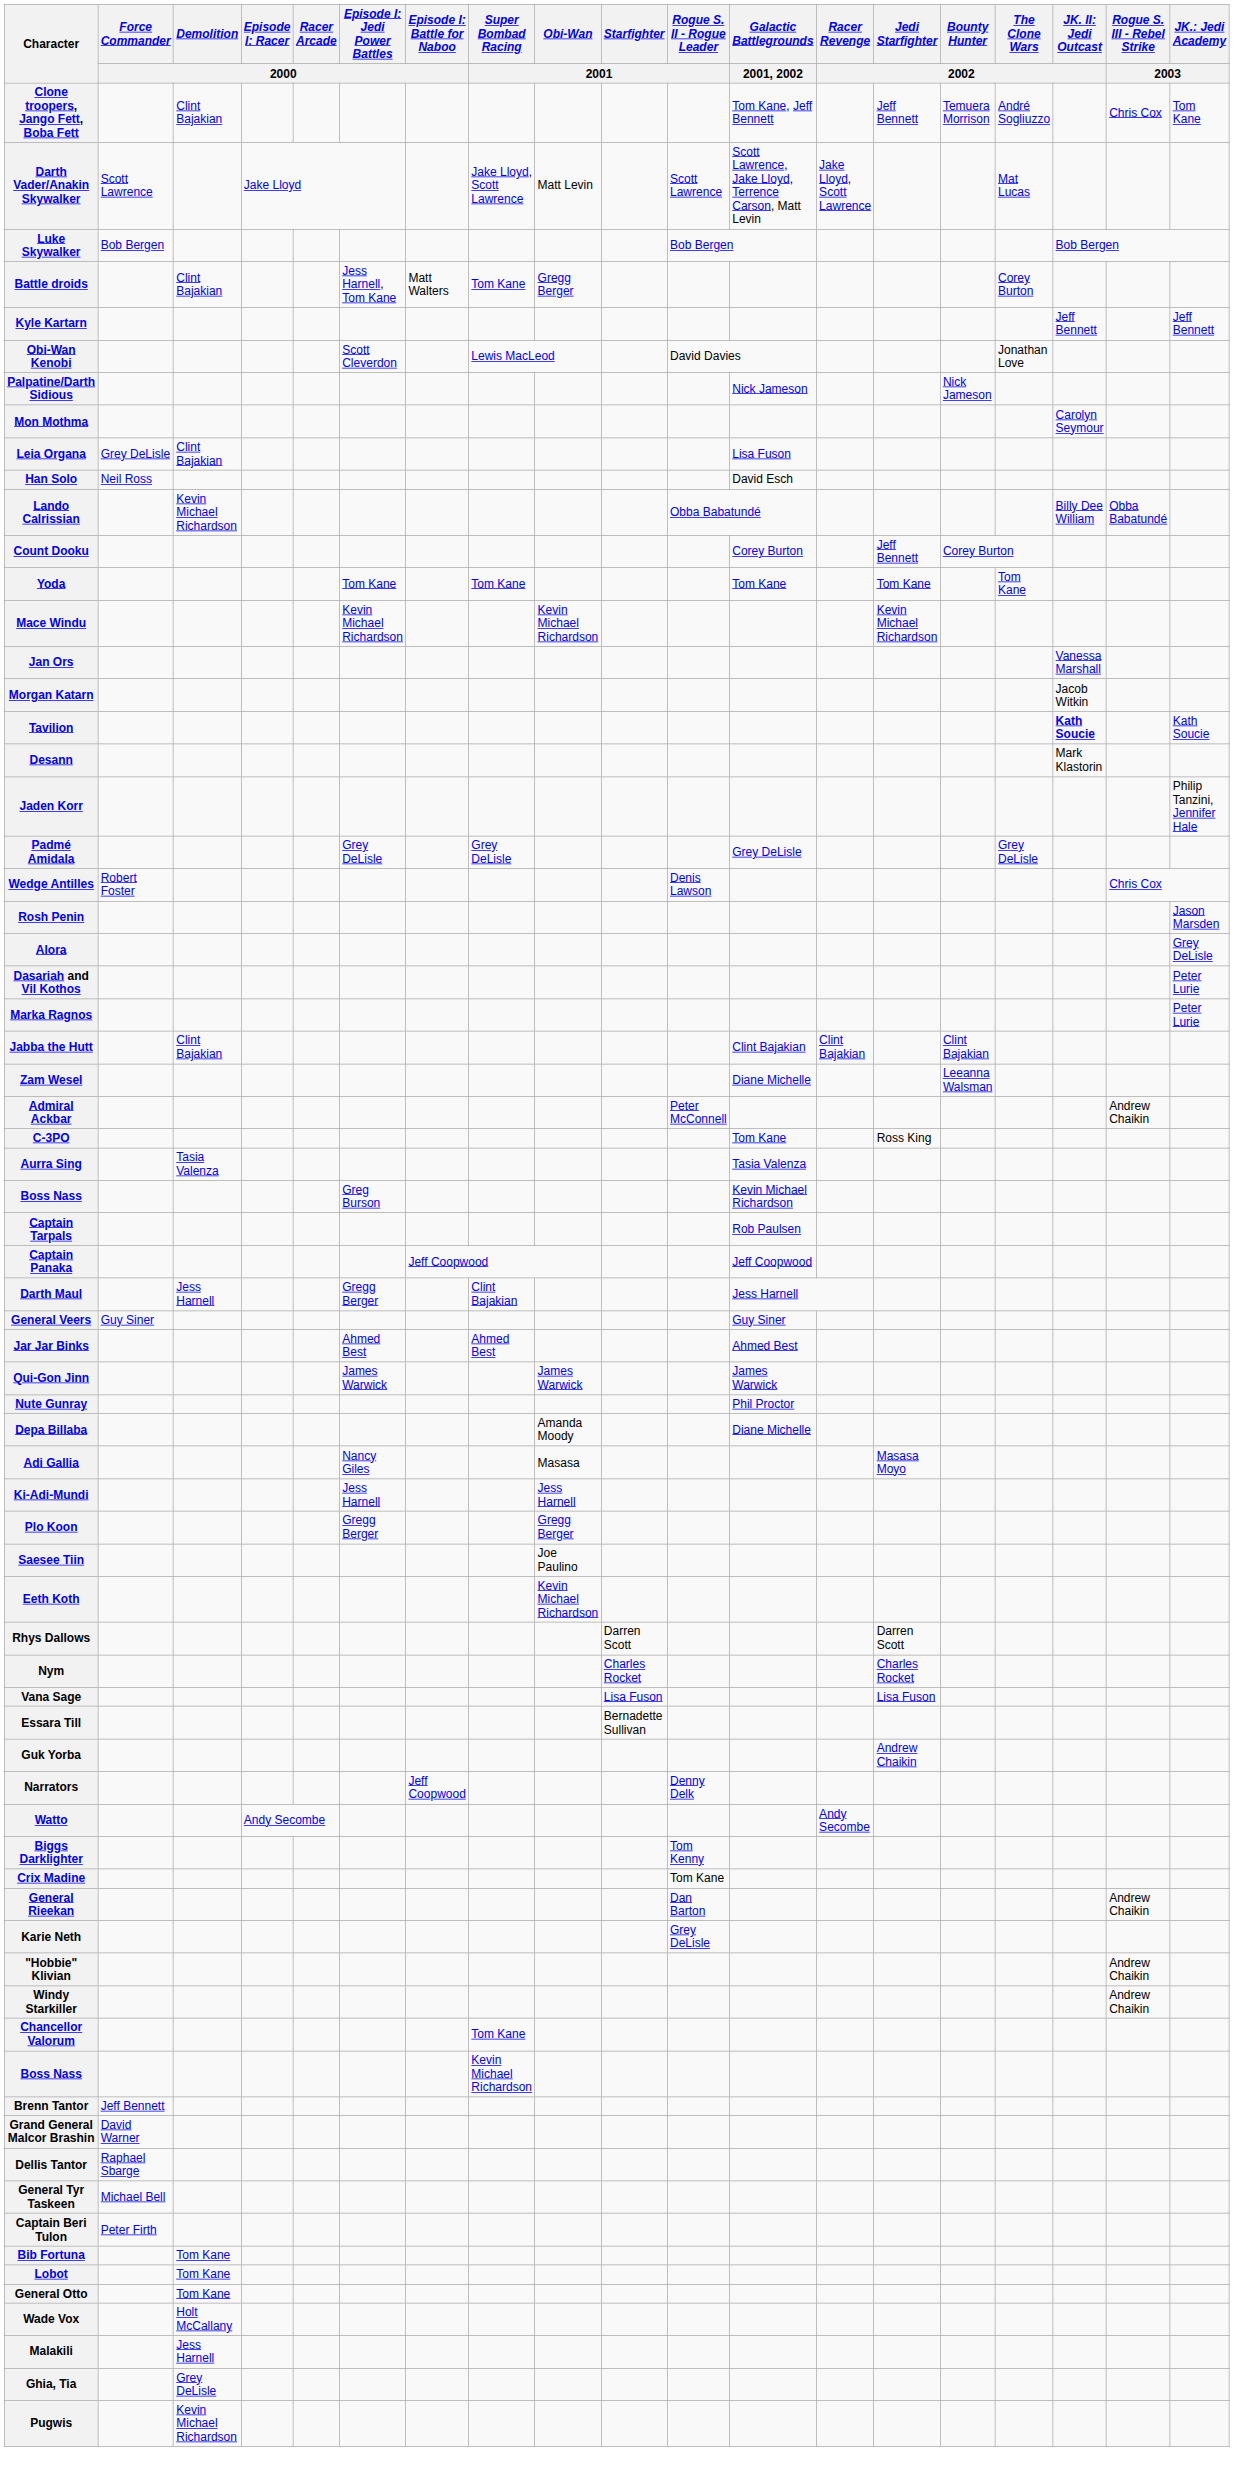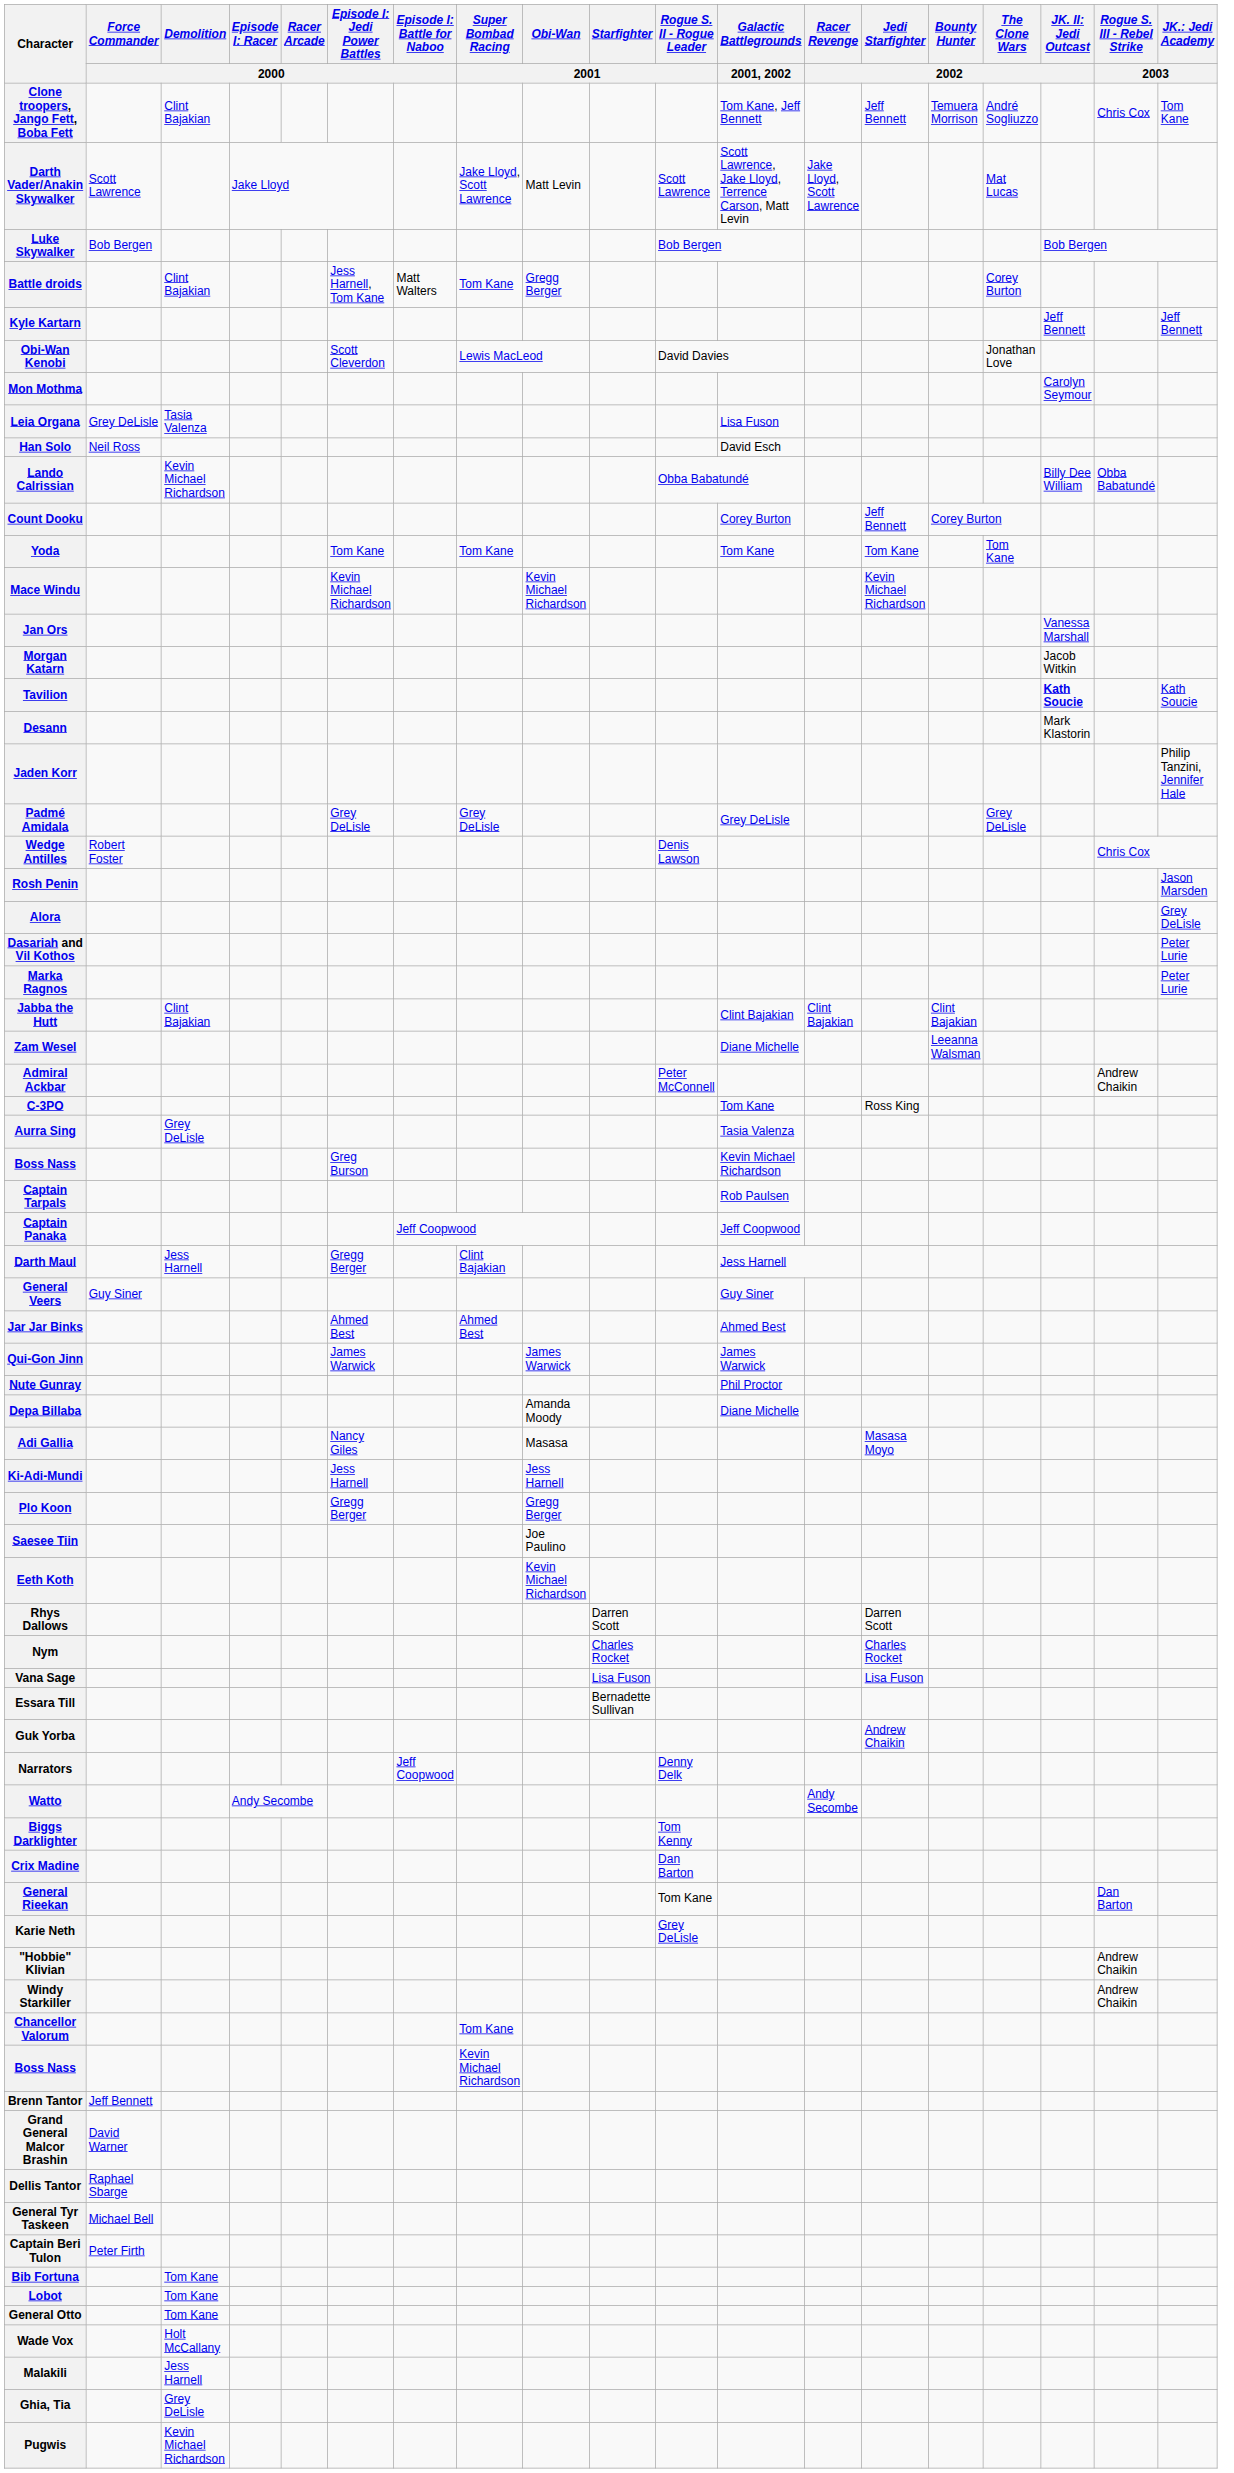- row: (51, 389)
(199, 454) Clint Bajakian -> (185, 421) Tasia Valenza
(197, 1164) Tasia Valenza -> (184, 1131) Grey DeLisle
(697, 1878) Tom Kane -> (676, 1866) Dan Barton
(688, 1904) Dan Barton -> (685, 1898) Tom Kane
(1129, 1904) Andrew Chaikin -> (1115, 1898) Dan Barton
